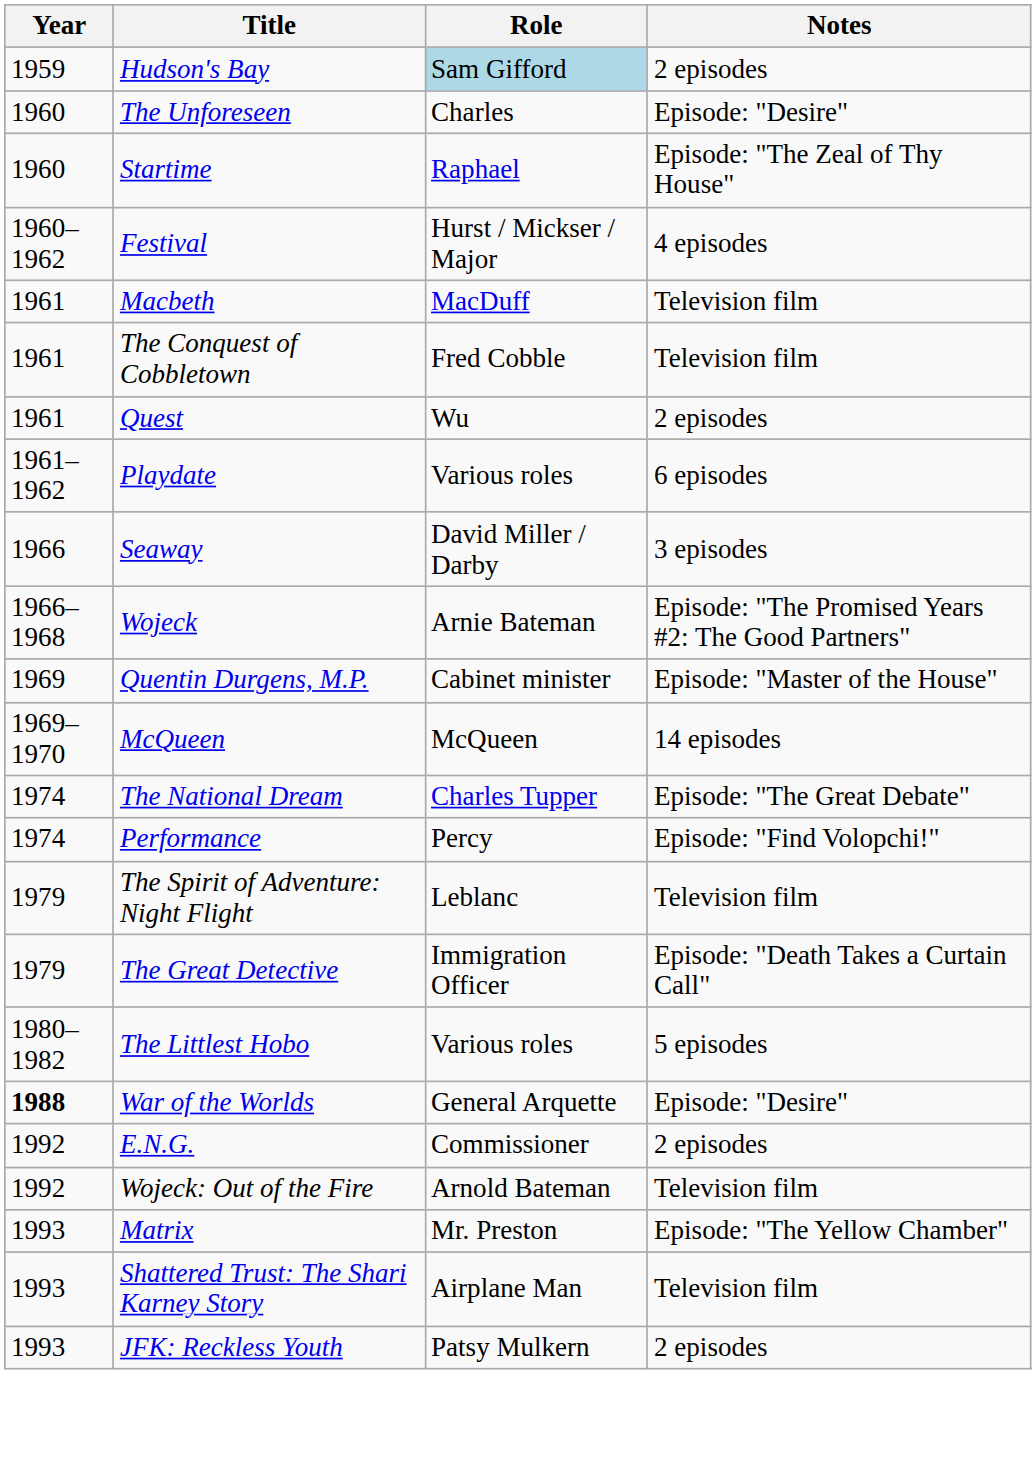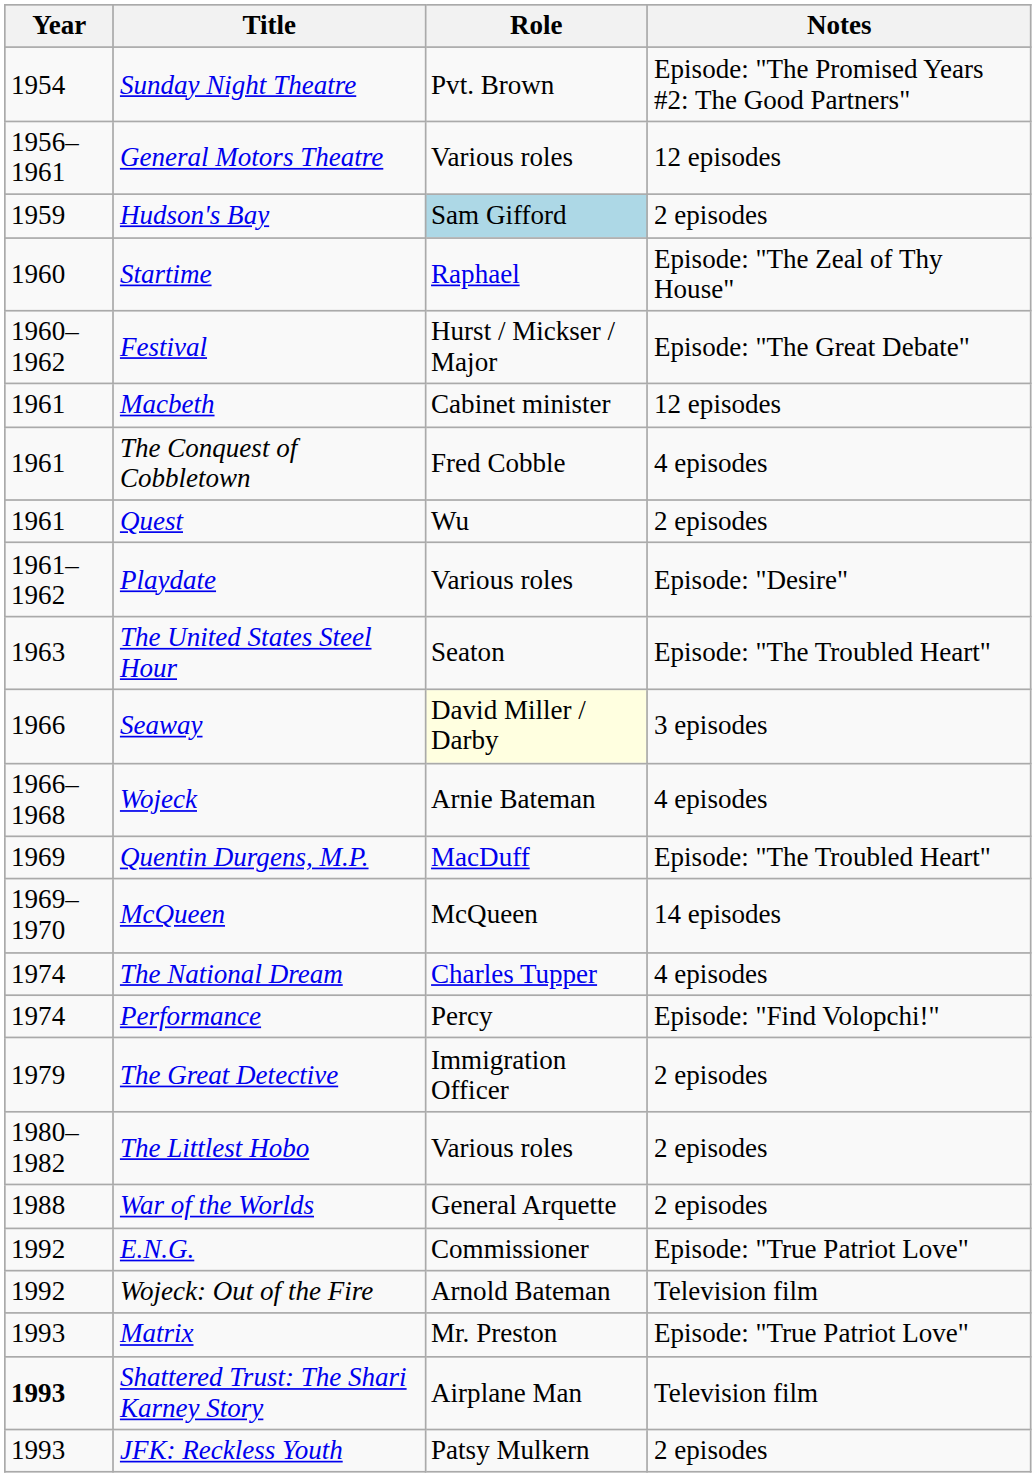+ row: (238, 84)
+ row: (252, 157)
- row: (205, 111)
(711, 243) 4 episodes -> (812, 346) Episode: "The Great Debate"
(480, 301) MacDuff -> (521, 404) Cabinet minister
(736, 301) Television film -> (718, 404) 12 episodes
(736, 359) Television film -> (711, 463) 4 episodes
(711, 475) 6 episodes -> (751, 579) Episode: "Desire"
+ row: (246, 652)
(508, 548) no background -> (508, 725) lightyellow background
(819, 622) Episode: "The Promised Years #2: The Good Partners" -> (711, 799) 4 episodes
(521, 680) Cabinet minister -> (480, 857) MacDuff
(826, 680) Episode: "Master of the House" -> (822, 857) Episode: "The Troubled Heart"
(812, 796) Episode: "The Great Debate" -> (711, 973) 4 episodes
- row: (250, 897)
(830, 970) Episode: "Death Takes a Curtain Call" -> (711, 1074) 2 episodes
(711, 1043) 5 episodes -> (711, 1147) 2 episodes
(38, 1102) bold -> (38, 1205) normal
(751, 1102) Episode: "Desire" -> (711, 1205) 2 episodes
(711, 1144) 2 episodes -> (811, 1248) Episode: "True Patriot Love"
(831, 1230) Episode: "The Yellow Chamber" -> (811, 1334) Episode: "True Patriot Love"
(38, 1288) normal -> (38, 1392) bold
